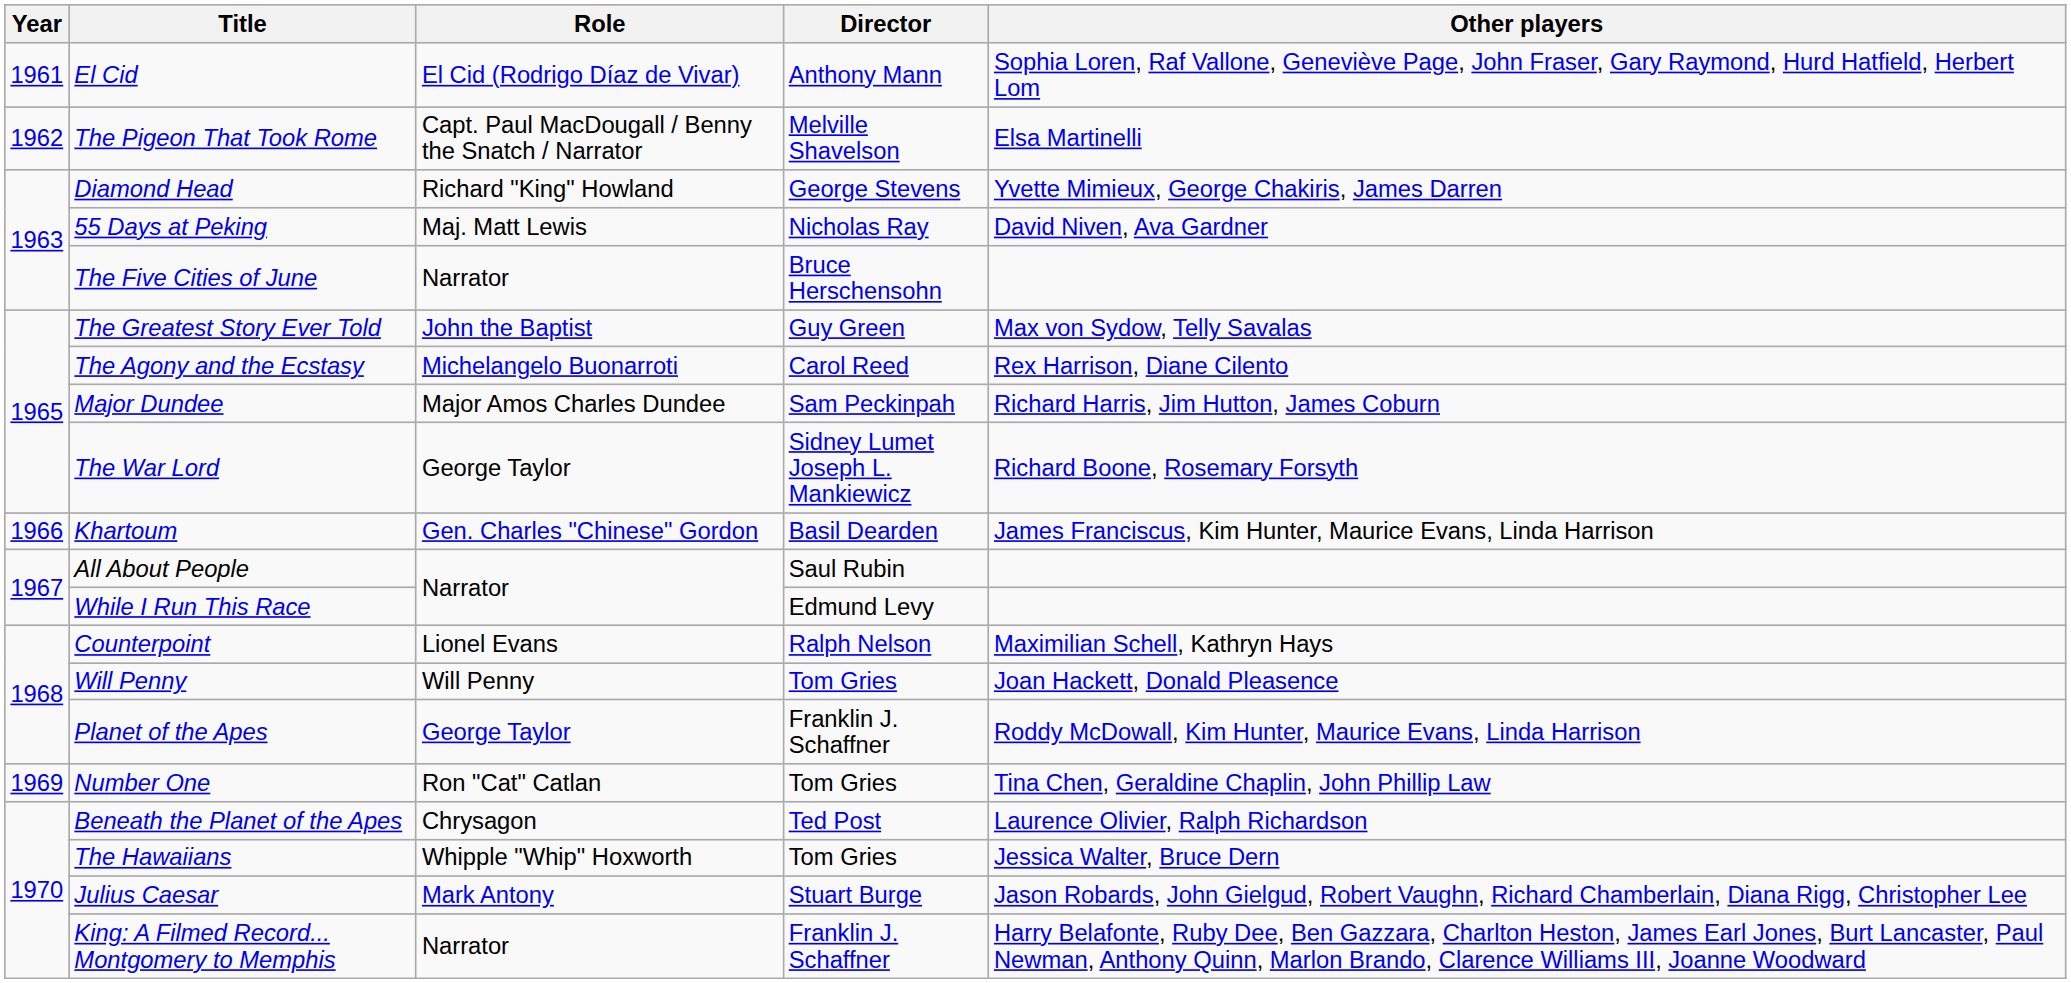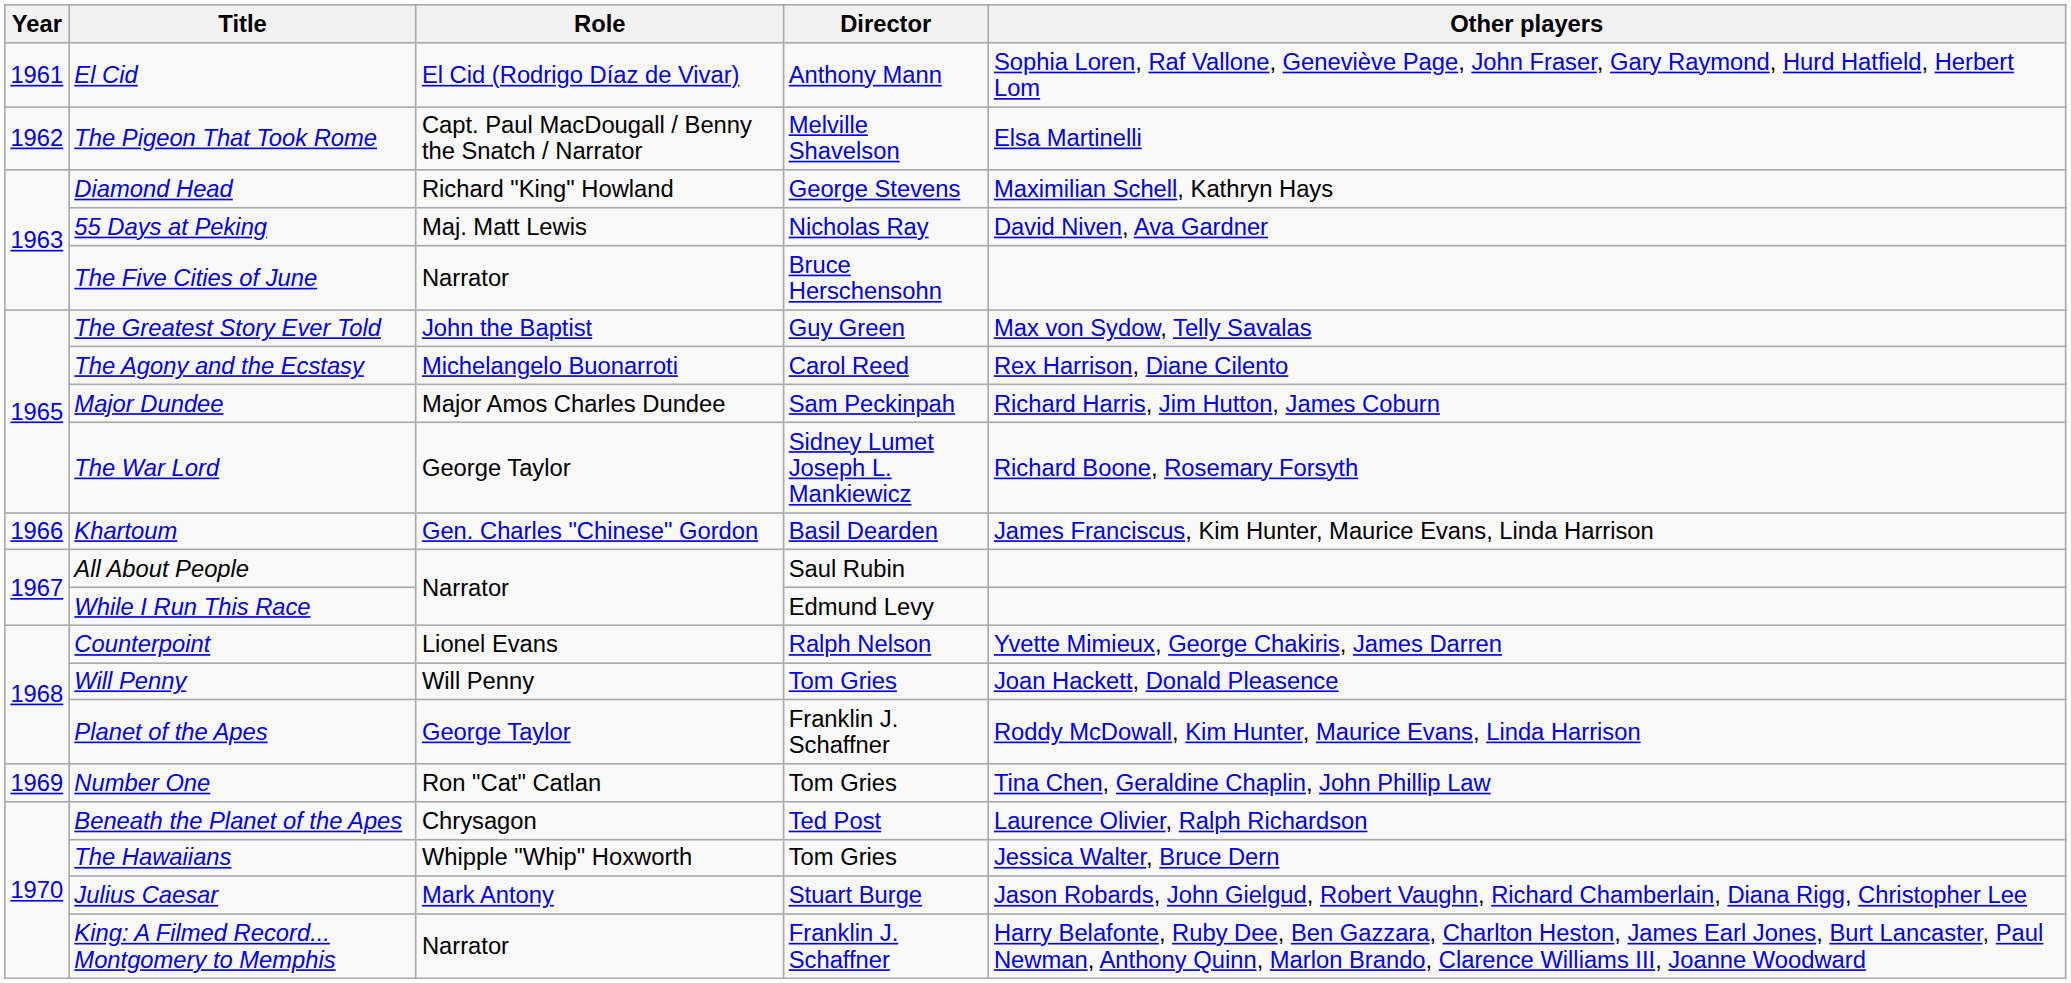(1248, 189) Yvette Mimieux, George Chakiris, James Darren -> (1164, 189) Maximilian Schell, Kathryn Hays
(1164, 644) Maximilian Schell, Kathryn Hays -> (1248, 644) Yvette Mimieux, George Chakiris, James Darren
